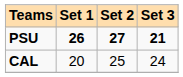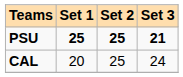(77, 38) 26 -> (77, 38) 25
(117, 38) 27 -> (117, 38) 25
